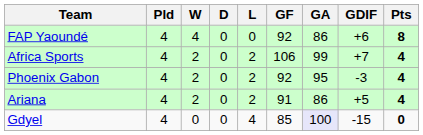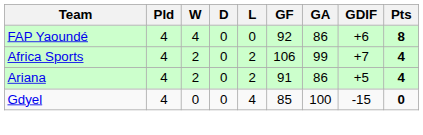- row: (53, 78)
(320, 120) lavender background -> (320, 99) no background
